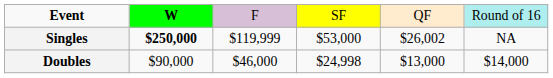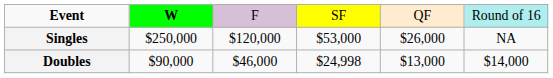(171, 38) bold -> (171, 38) normal
(255, 38) $119,999 -> (255, 38) $120,000
(422, 38) $26,002 -> (422, 38) $26,000
